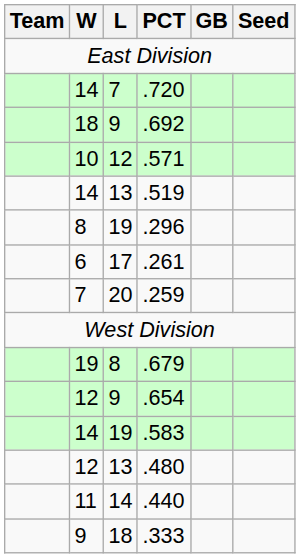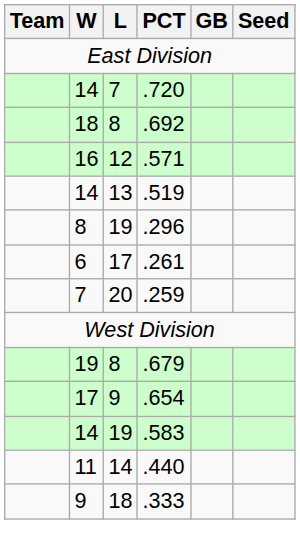(114, 124) 9 -> (114, 124) 8
(86, 158) 10 -> (86, 158) 16
(86, 398) 12 -> (86, 398) 17
- row: (163, 466)
